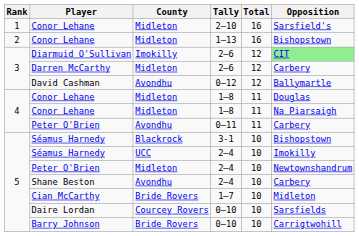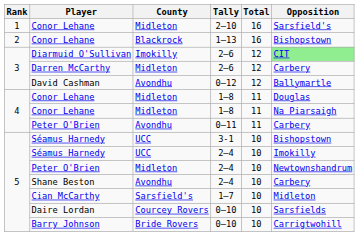(156, 40) Midleton -> (159, 40) Blackrock
(159, 139) Blackrock -> (143, 139) UCC
(167, 196) Bride Rovers -> (164, 196) Sarsfield's
